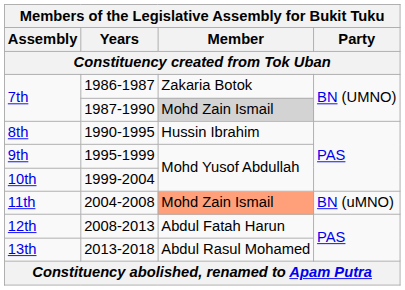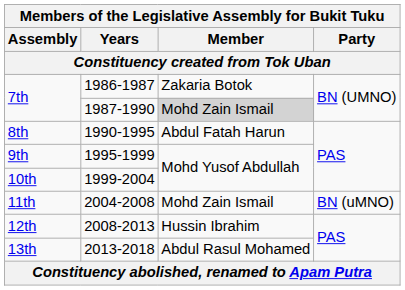(210, 132) Hussin Ibrahim -> (223, 132) Abdul Fatah Harun
(217, 202) lightsalmon background -> (217, 202) no background
(223, 226) Abdul Fatah Harun -> (210, 226) Hussin Ibrahim
